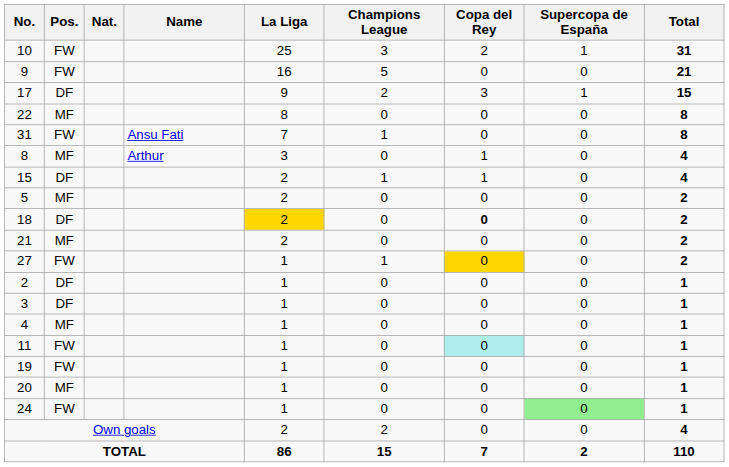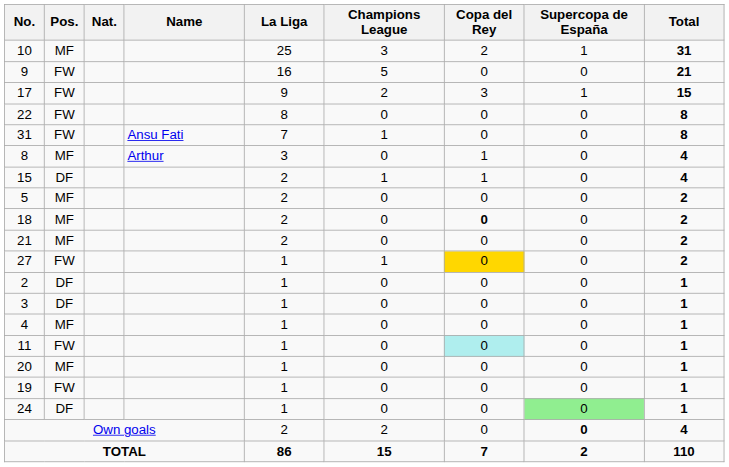(64, 51) FW -> (64, 51) MF
(64, 93) DF -> (64, 93) FW
(64, 114) MF -> (64, 114) FW
(64, 219) DF -> (64, 219) MF
(284, 219) gold background -> (284, 219) no background
rows swapped: (24, 366) <-> (24, 388)
(64, 409) FW -> (64, 409) DF
(584, 430) normal -> (584, 430) bold
